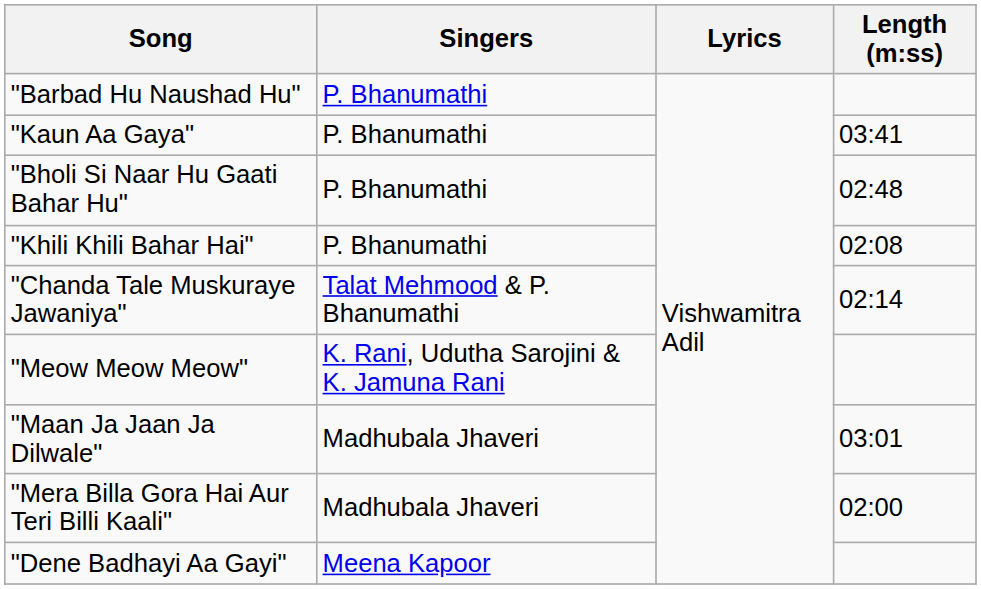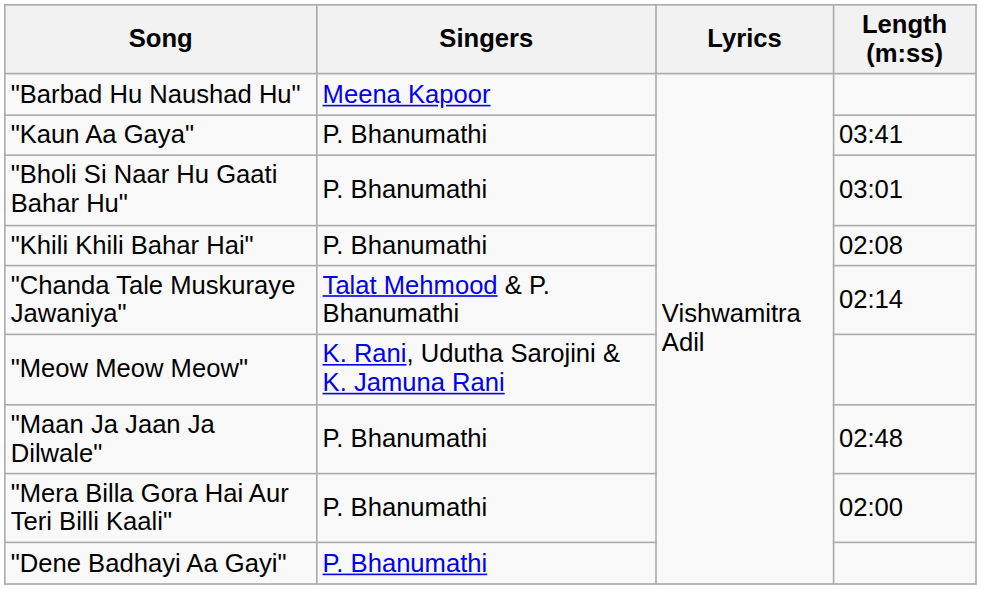(405, 94) P. Bhanumathi -> (407, 94) Meena Kapoor
(871, 189) 02:48 -> (871, 189) 03:01
(431, 438) Madhubala Jhaveri -> (405, 438) P. Bhanumathi
(871, 438) 03:01 -> (871, 438) 02:48
(431, 508) Madhubala Jhaveri -> (405, 508) P. Bhanumathi
(407, 563) Meena Kapoor -> (405, 563) P. Bhanumathi
